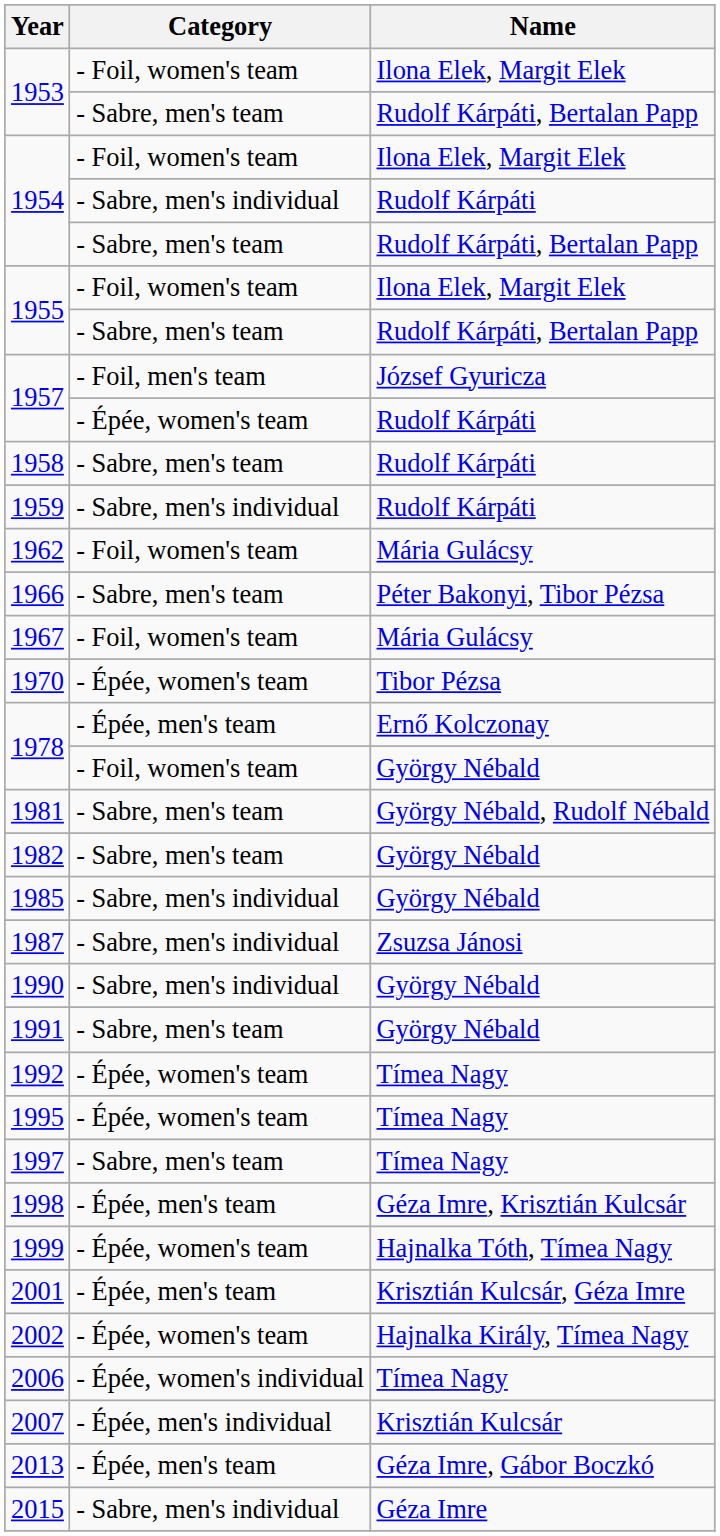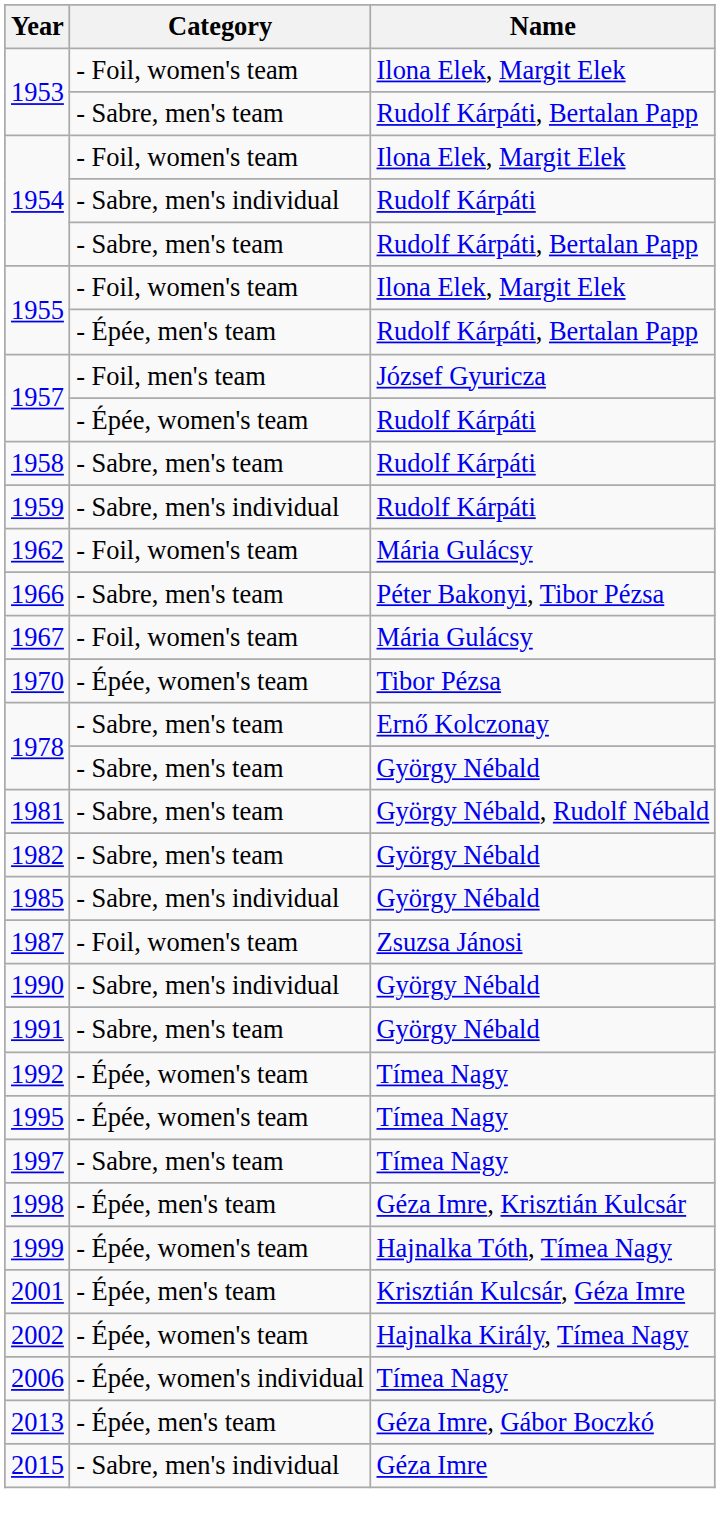(180, 331) - Sabre, men's team -> (176, 331) - Épée, men's team
(176, 724) - Épée, men's team -> (180, 724) - Sabre, men's team
(187, 767) - Foil, women's team -> (180, 767) - Sabre, men's team
(208, 942) - Sabre, men's individual -> (187, 942) - Foil, women's team
- row: (37, 1421)
